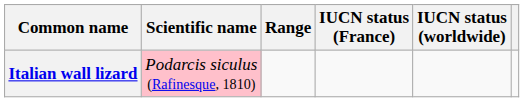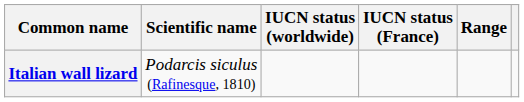columns swapped: (288, 27) <-> (462, 27)
(201, 73) pink background -> (201, 73) no background
